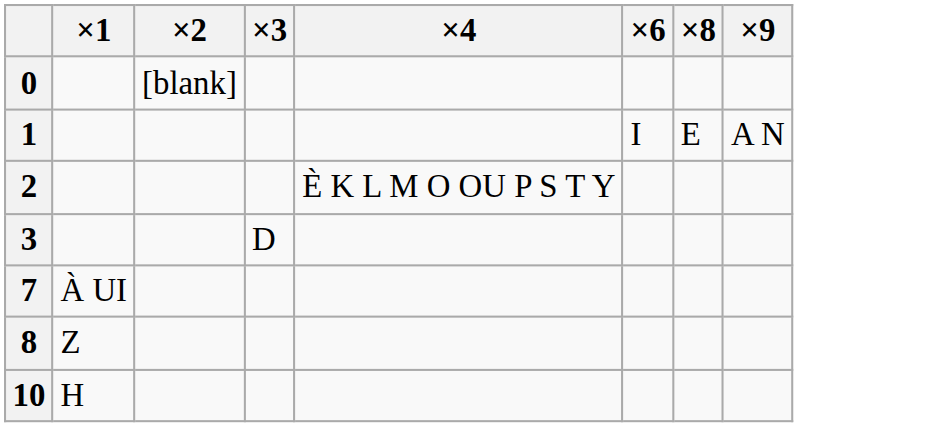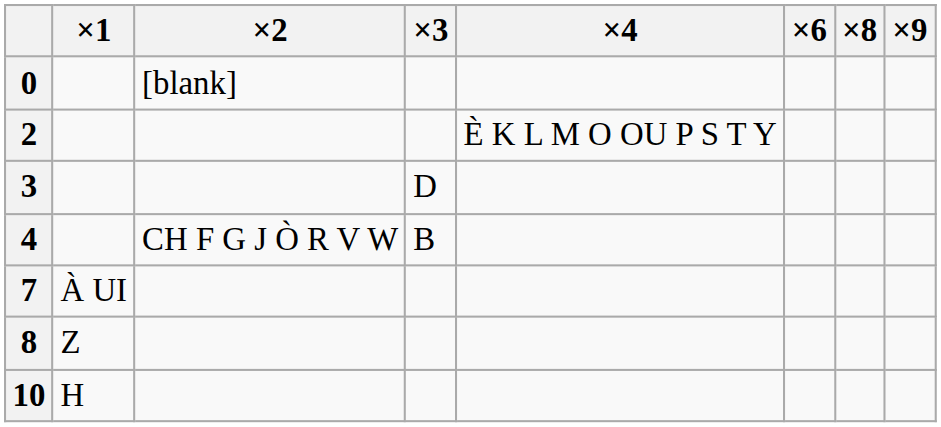- row: (29, 134)
+ row: (29, 238)
